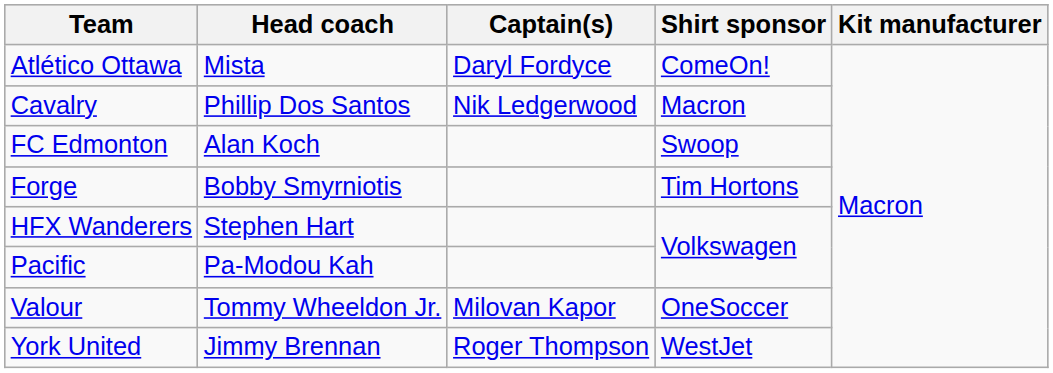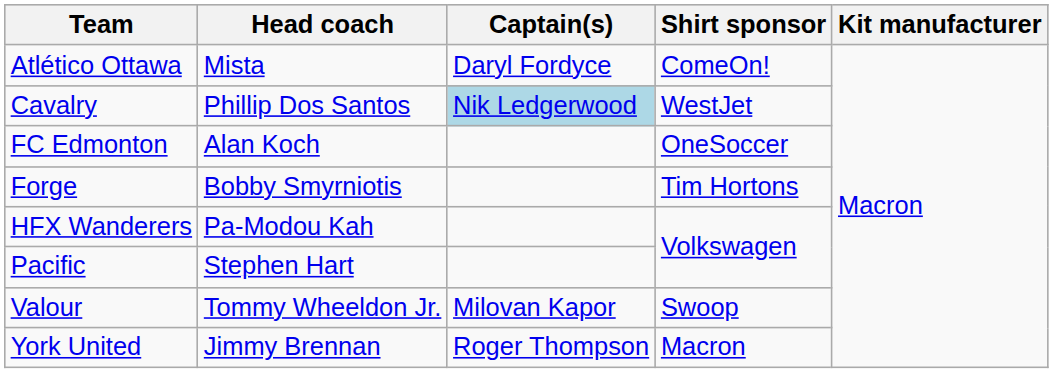(545, 105) no background -> (545, 105) lightblue background
(703, 105) Macron -> (707, 105) WestJet
(700, 145) Swoop -> (725, 145) OneSoccer
(279, 226) Stephen Hart -> (289, 226) Pa-Modou Kah
(289, 266) Pa-Modou Kah -> (279, 266) Stephen Hart
(725, 307) OneSoccer -> (700, 307) Swoop
(707, 347) WestJet -> (703, 347) Macron
